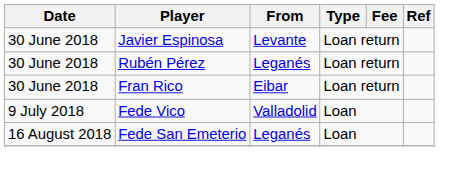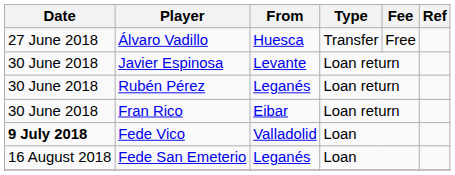+ row: (163, 39)
(46, 110) normal -> (48, 134) bold
